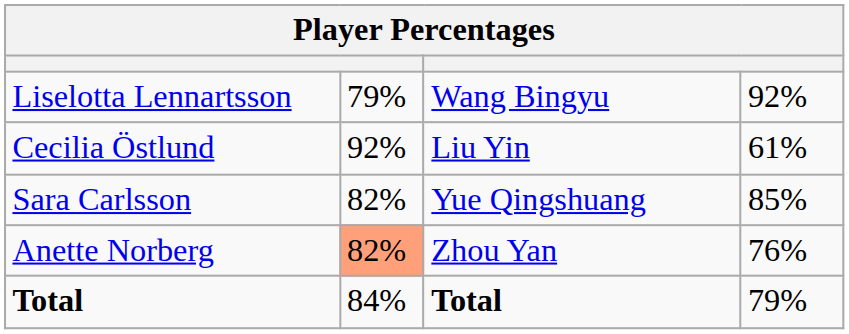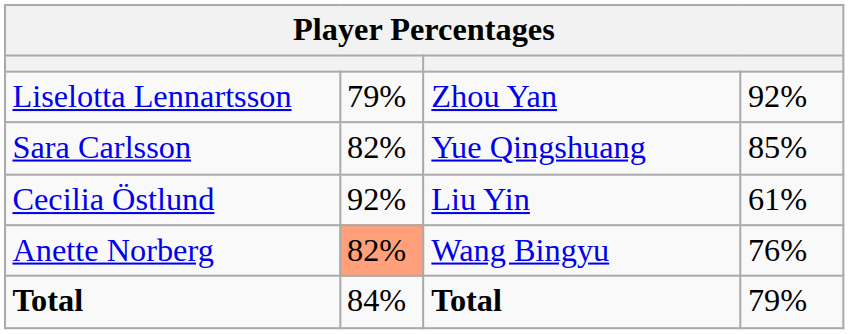(520, 96) Wang Bingyu -> (494, 96) Zhou Yan
rows swapped: (102, 198) <-> (113, 147)
(494, 250) Zhou Yan -> (520, 250) Wang Bingyu
